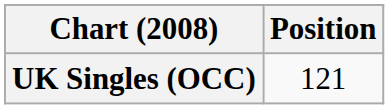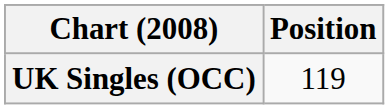(323, 77) 121 -> (323, 77) 119
